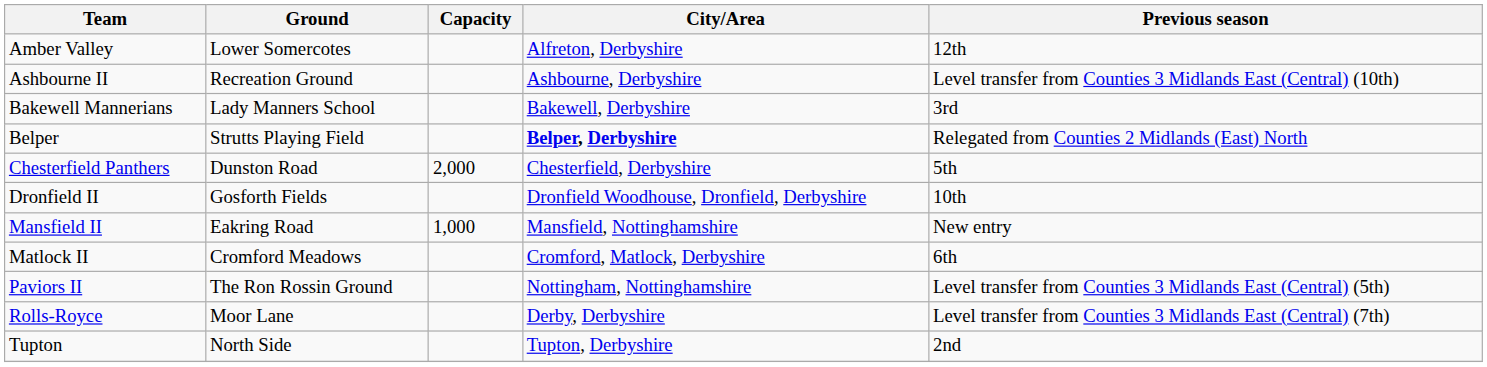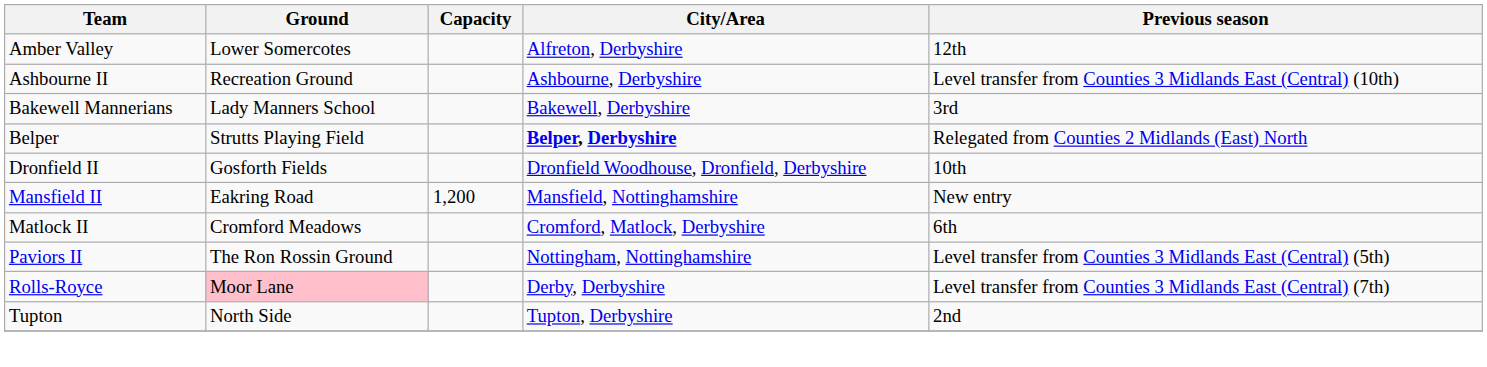- row: (89, 167)
(454, 227) 1,000 -> (454, 197) 1,200
(252, 316) no background -> (252, 286) pink background
